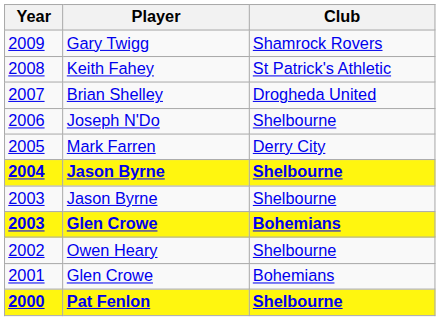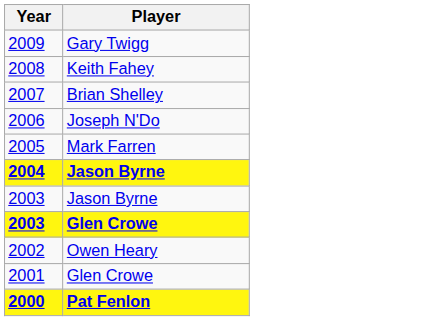- column: (342, 17)
